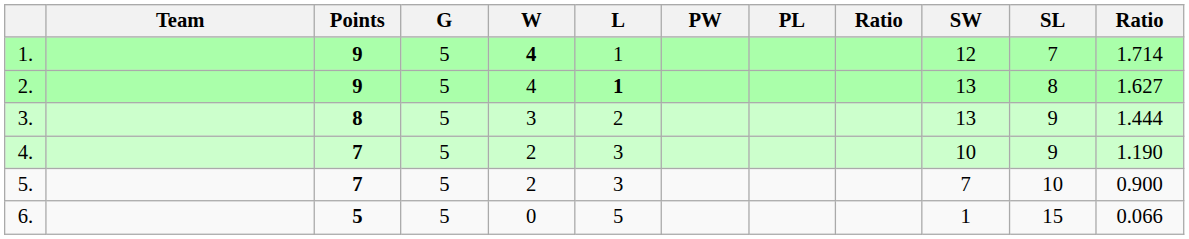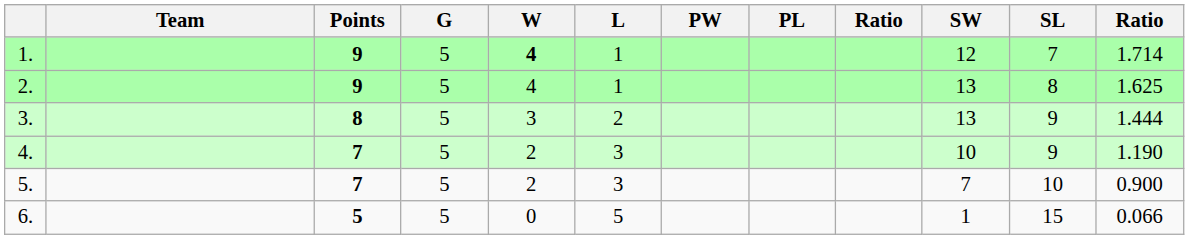(618, 86) bold -> (618, 86) normal
(1140, 86) 1.627 -> (1140, 86) 1.625
